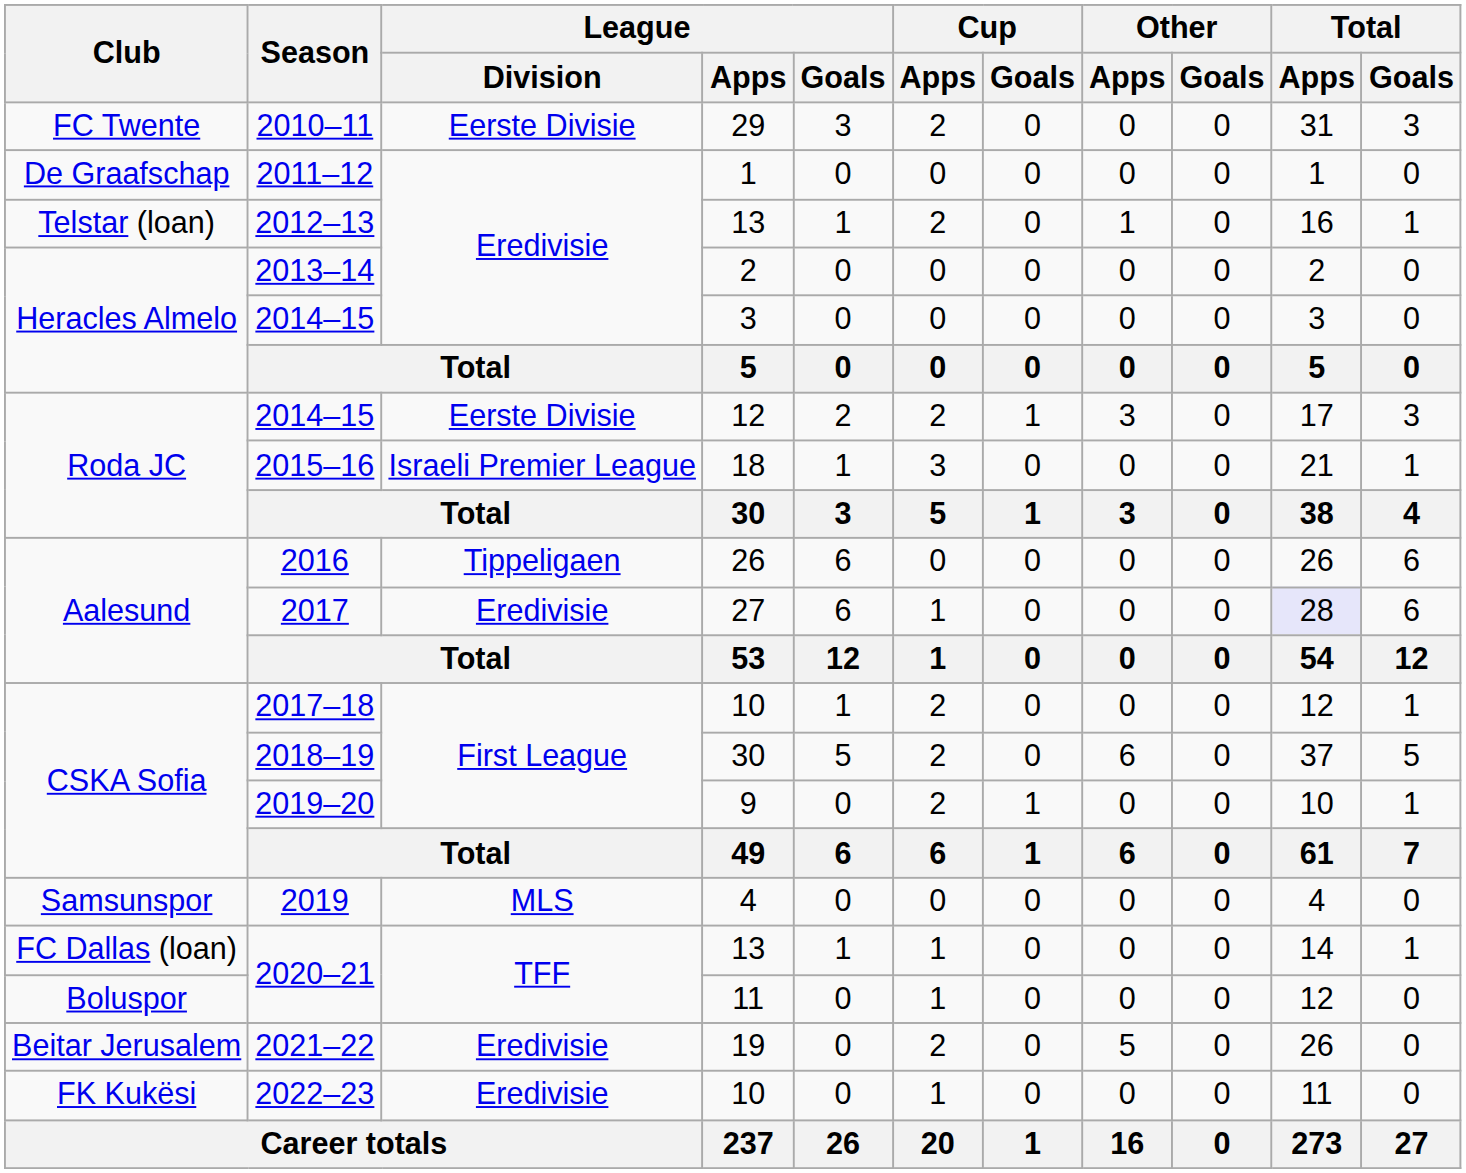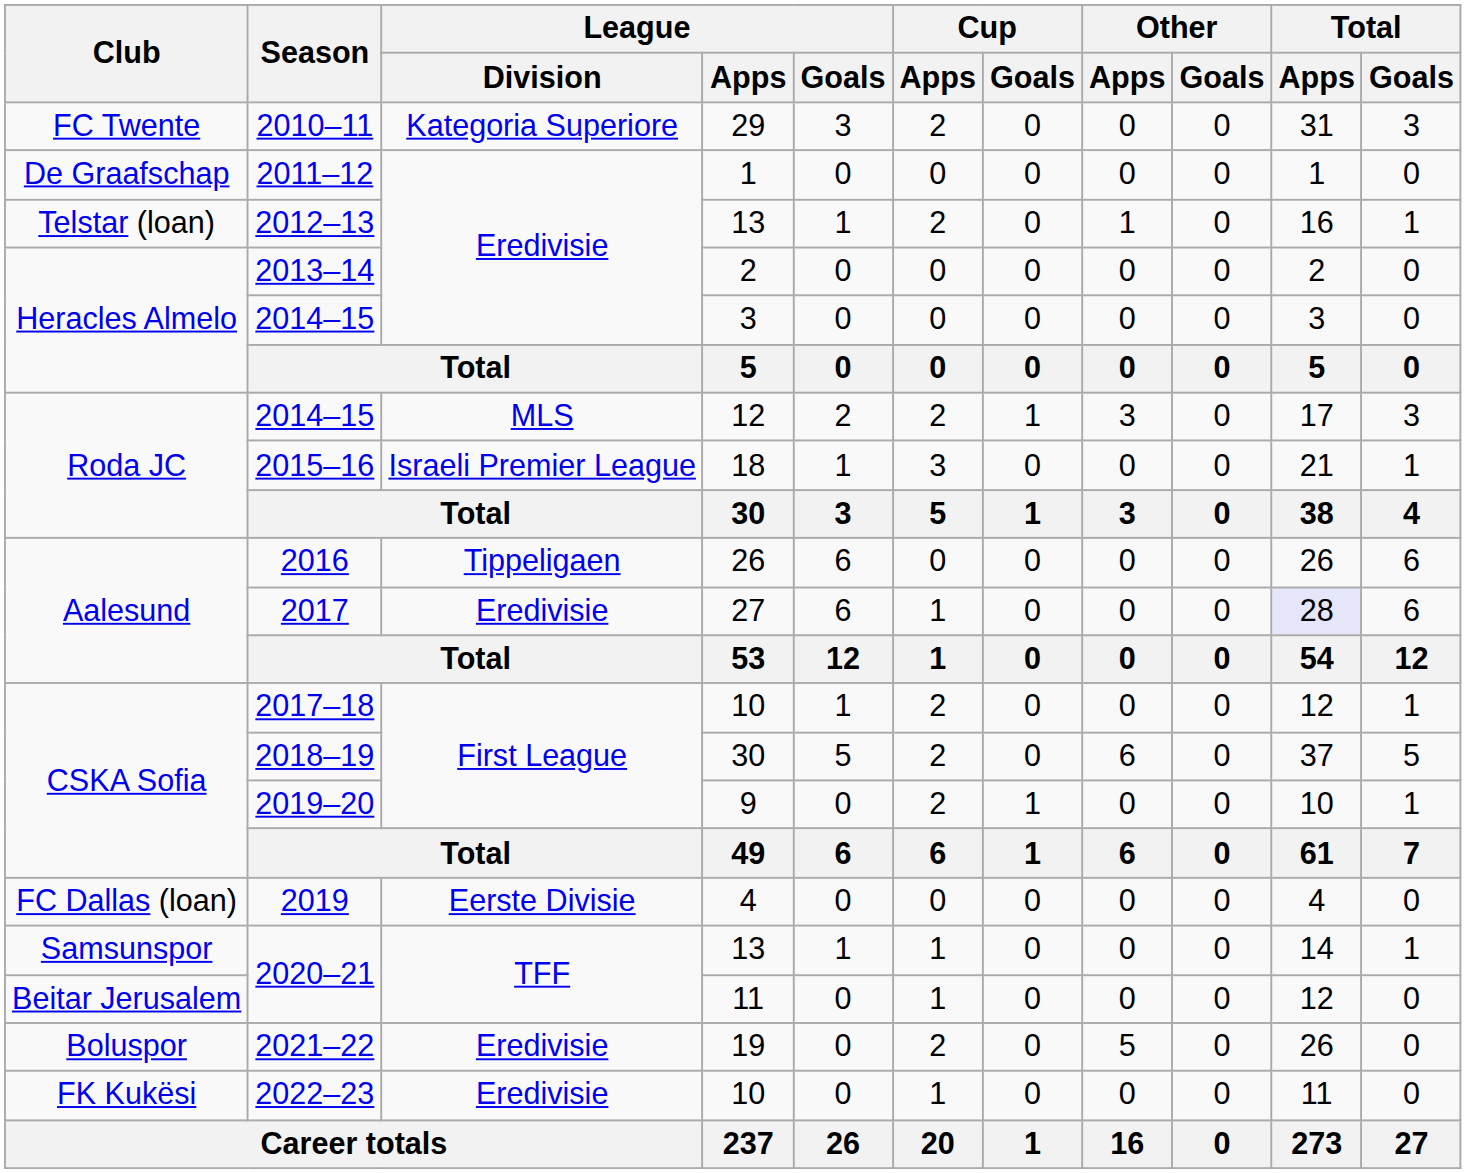(542, 125) Eerste Divisie -> (542, 125) Kategoria Superiore
(542, 416) Eerste Divisie -> (542, 416) MLS
(127, 901) Samsunspor -> (127, 901) FC Dallas (loan)
(542, 901) MLS -> (542, 901) Eerste Divisie
(127, 949) FC Dallas (loan) -> (127, 949) Samsunspor
(127, 998) Boluspor -> (127, 998) Beitar Jerusalem
(127, 1046) Beitar Jerusalem -> (127, 1046) Boluspor
